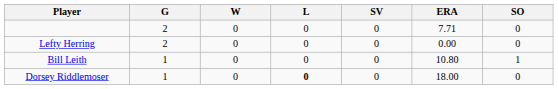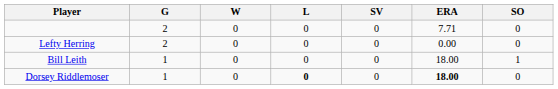(447, 60) 10.80 -> (447, 60) 18.00
(447, 76) normal -> (447, 76) bold
